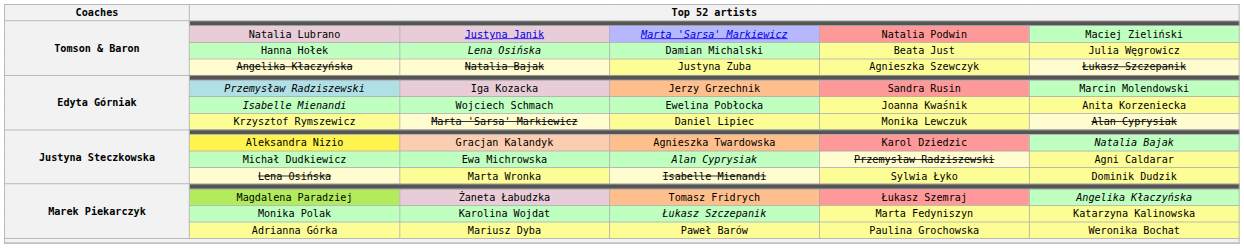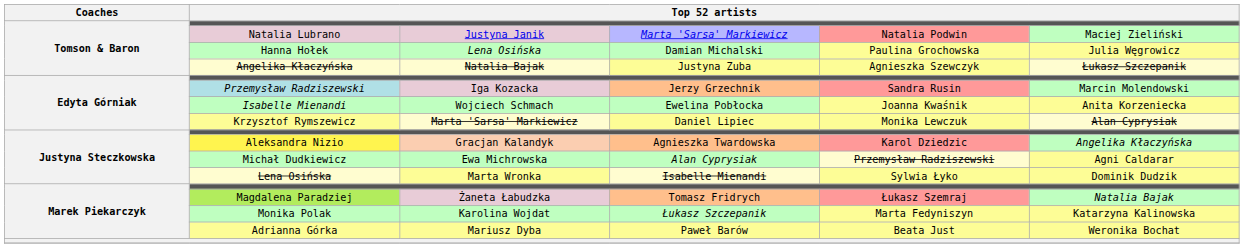(924, 51) Beata Just -> (924, 51) Paulina Grochowska
(1134, 143) Natalia Bajak -> (1134, 143) Angelika Kłaczyńska
(1134, 197) Angelika Kłaczyńska -> (1134, 197) Natalia Bajak
(924, 230) Paulina Grochowska -> (924, 230) Beata Just
